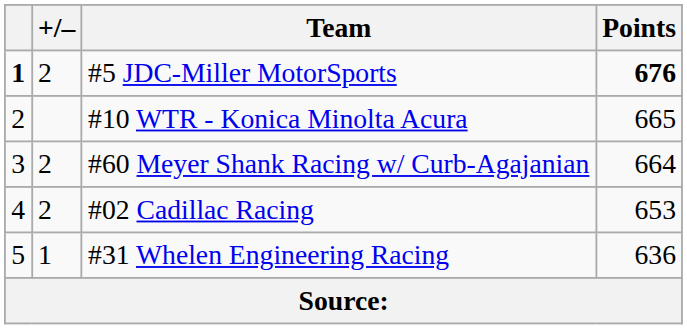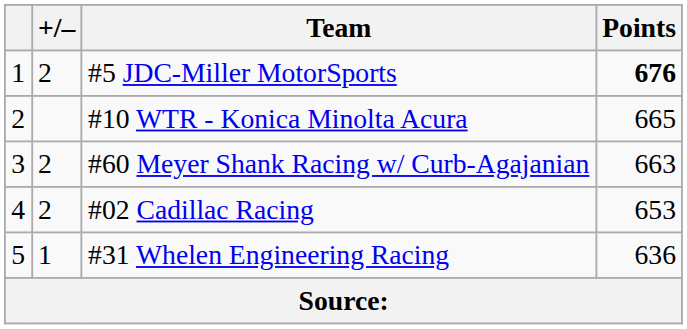(18, 73) bold -> (18, 73) normal
(655, 164) 664 -> (655, 164) 663
